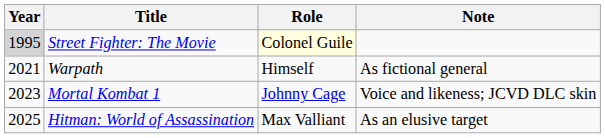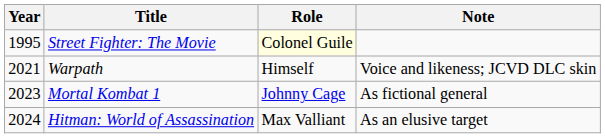(24, 42) lightgrey background -> (24, 42) no background
(424, 68) As fictional general -> (478, 68) Voice and likeness; JCVD DLC skin
(478, 94) Voice and likeness; JCVD DLC skin -> (424, 94) As fictional general
(24, 119) 2025 -> (24, 119) 2024
